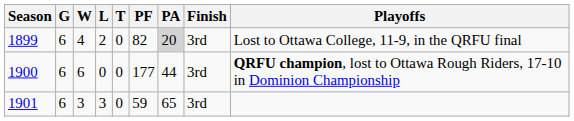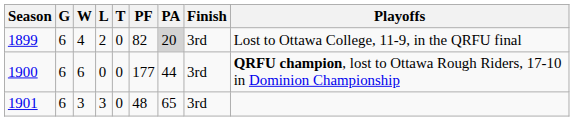(140, 103) 59 -> (140, 103) 48
